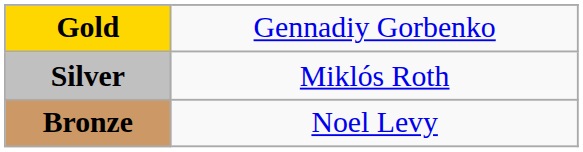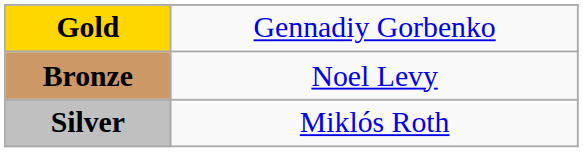rows swapped: (88, 75) <-> (88, 122)
